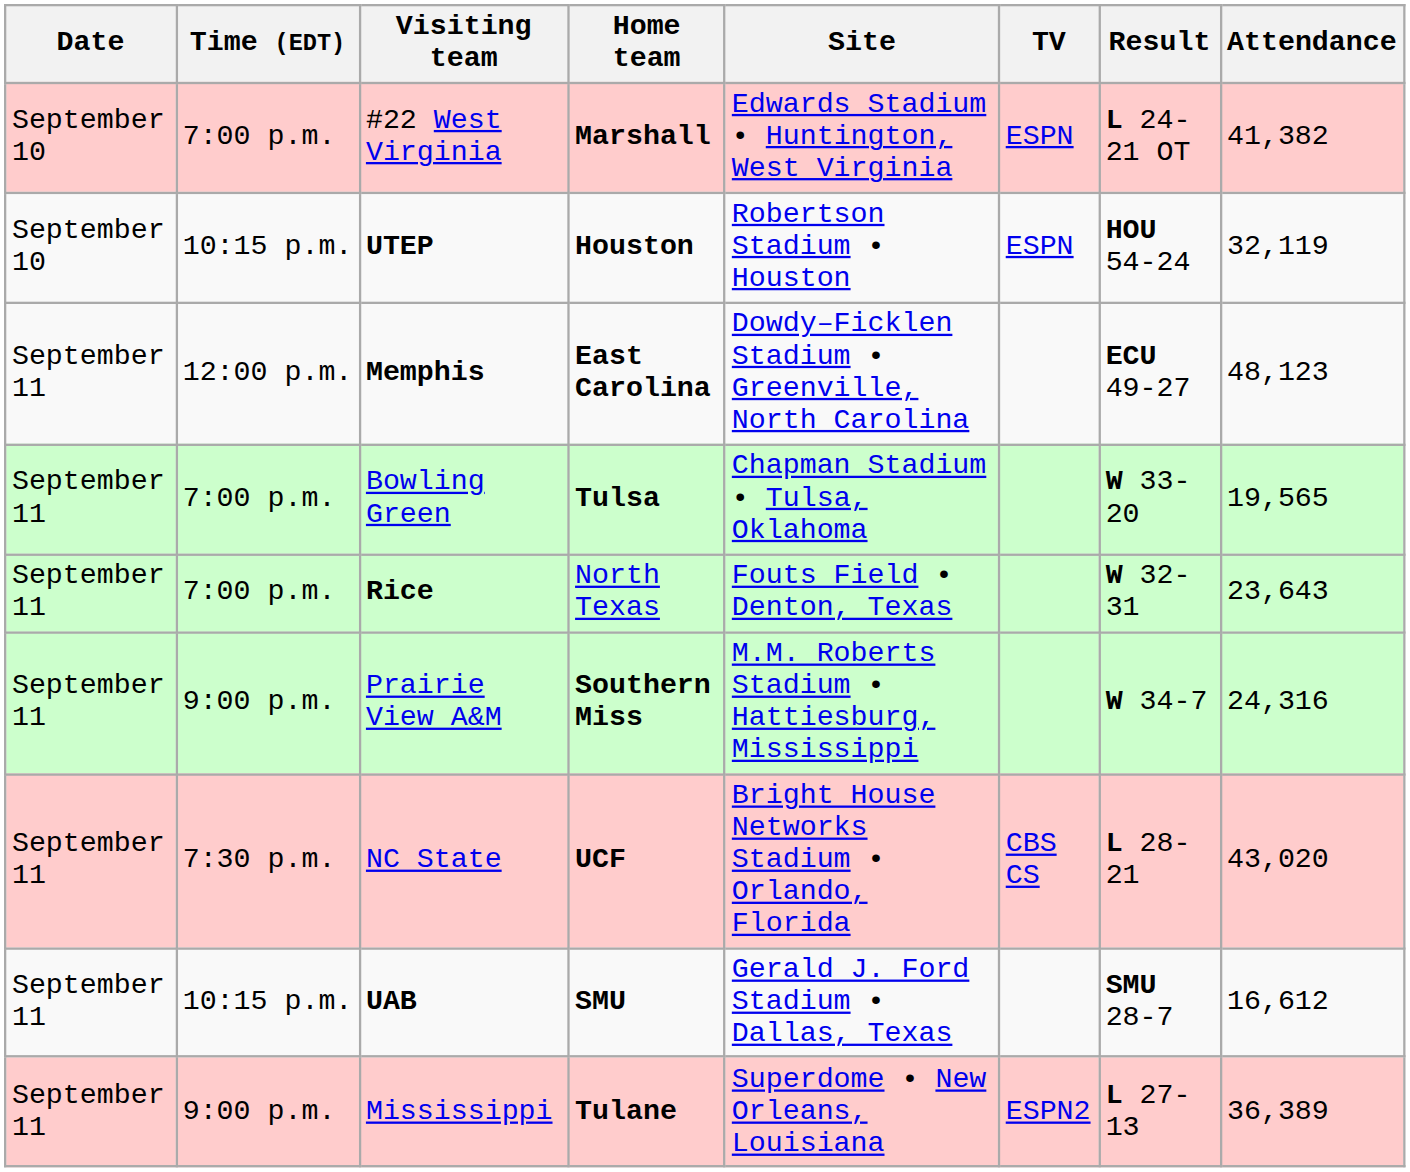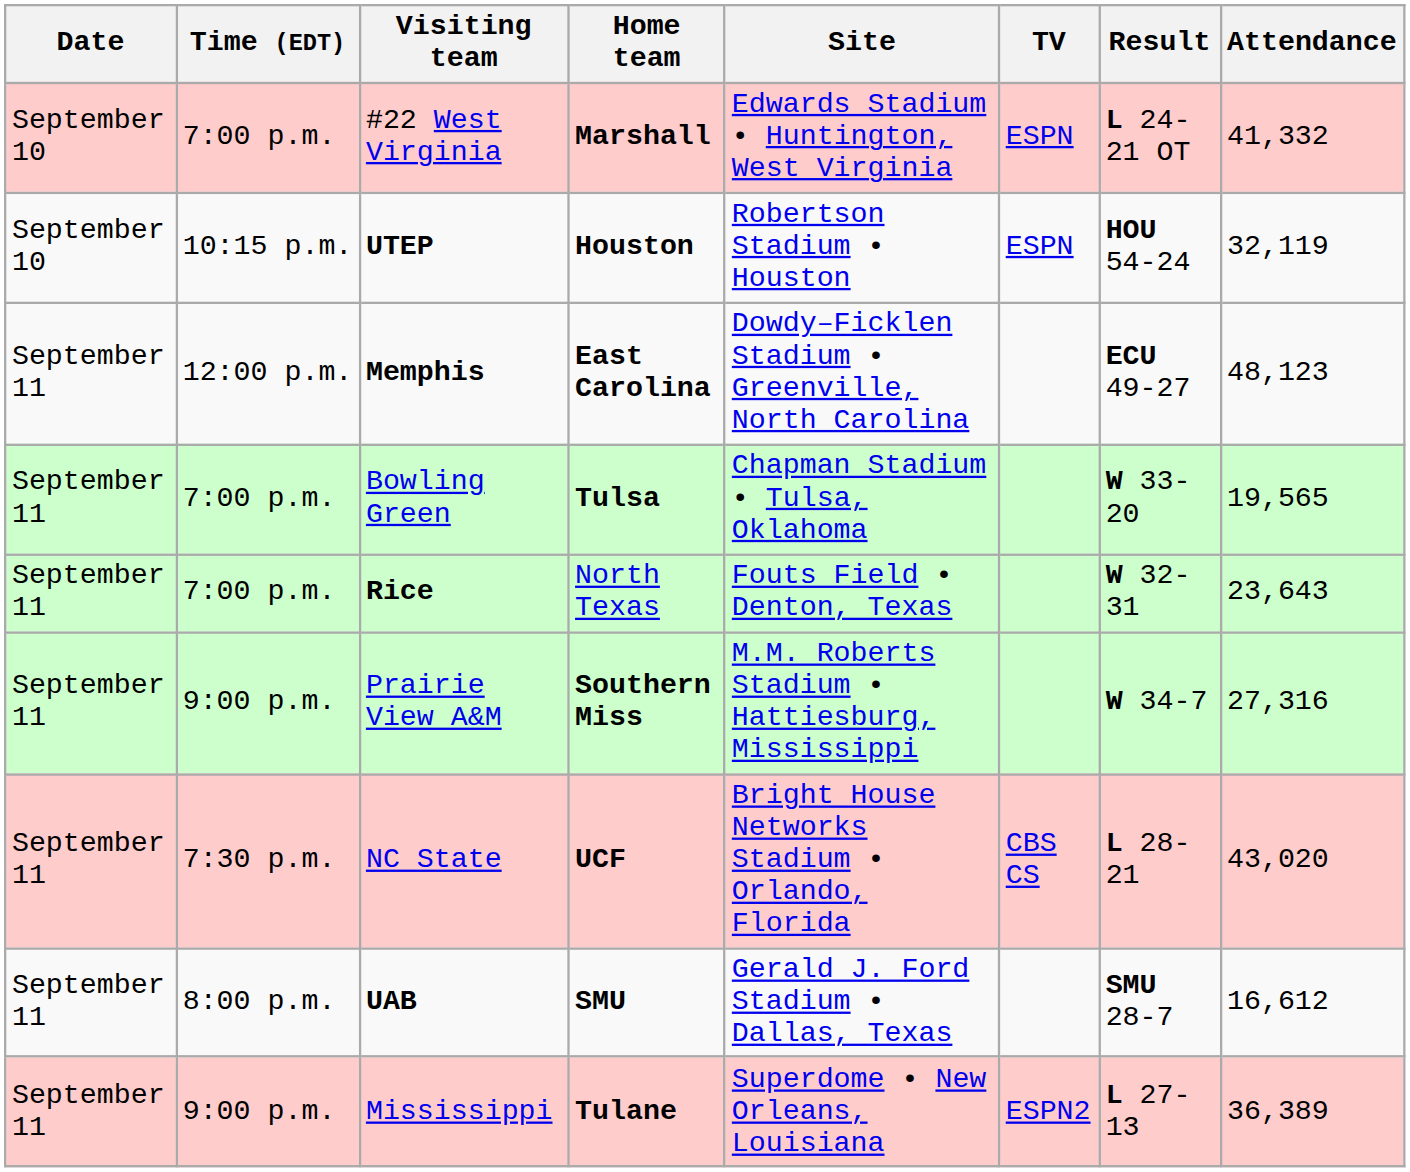(1278, 138) 41,382 -> (1278, 138) 41,332
(1278, 703) 24,316 -> (1278, 703) 27,316
(268, 1003) 10:15 p.m. -> (259, 1003) 8:00 p.m.
